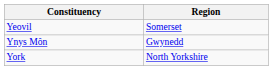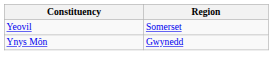- row: (16, 57)
